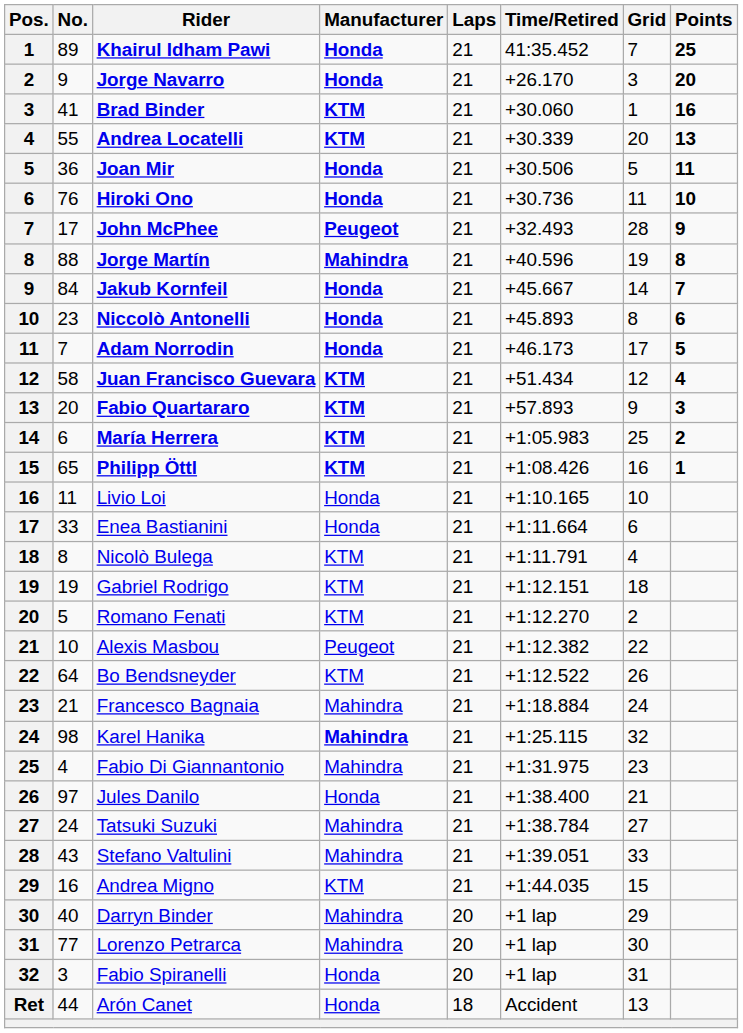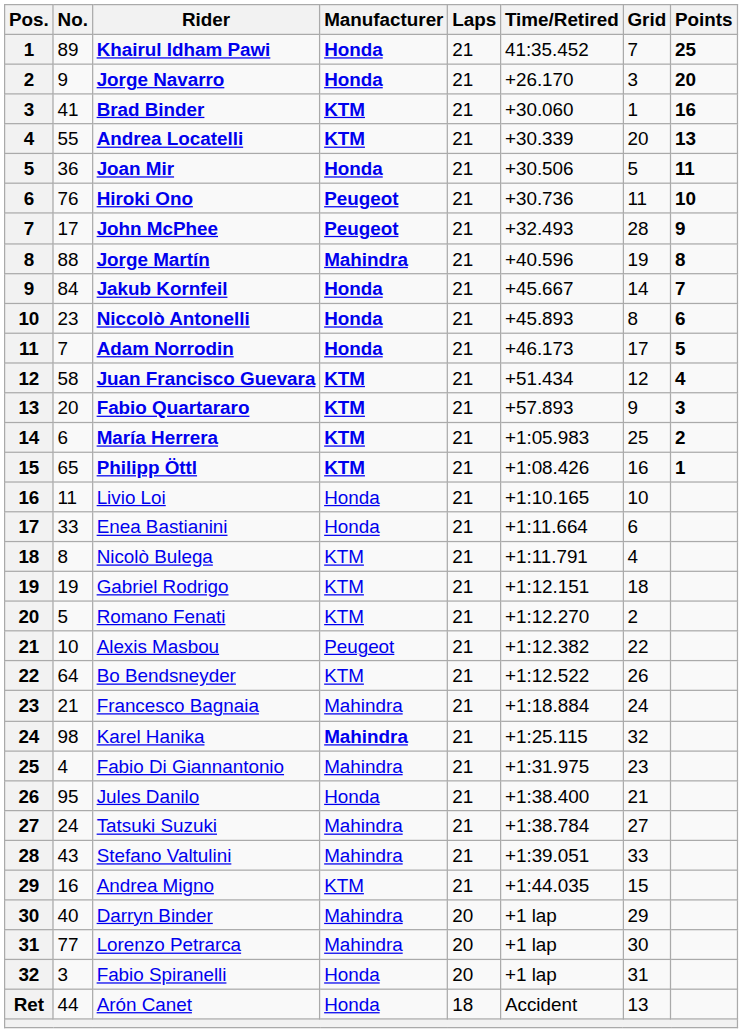(353, 199) Honda -> (361, 199) Peugeot
(68, 796) 97 -> (68, 796) 95
